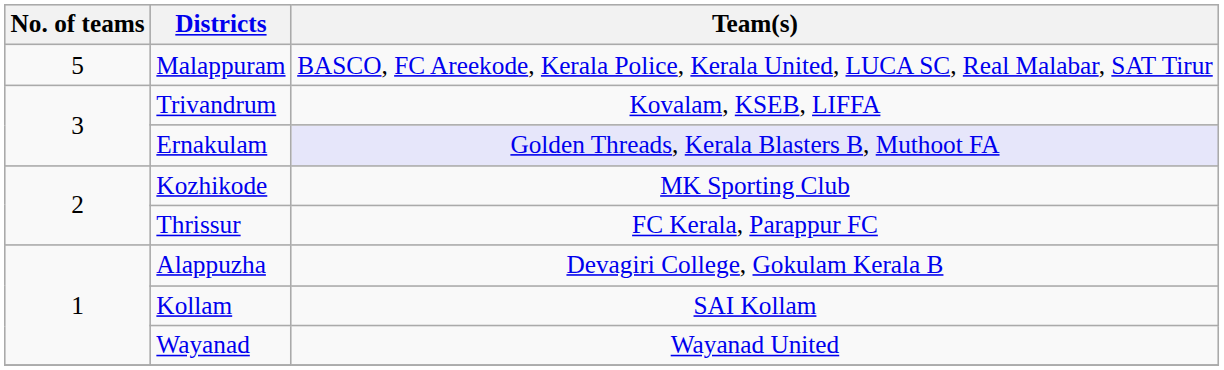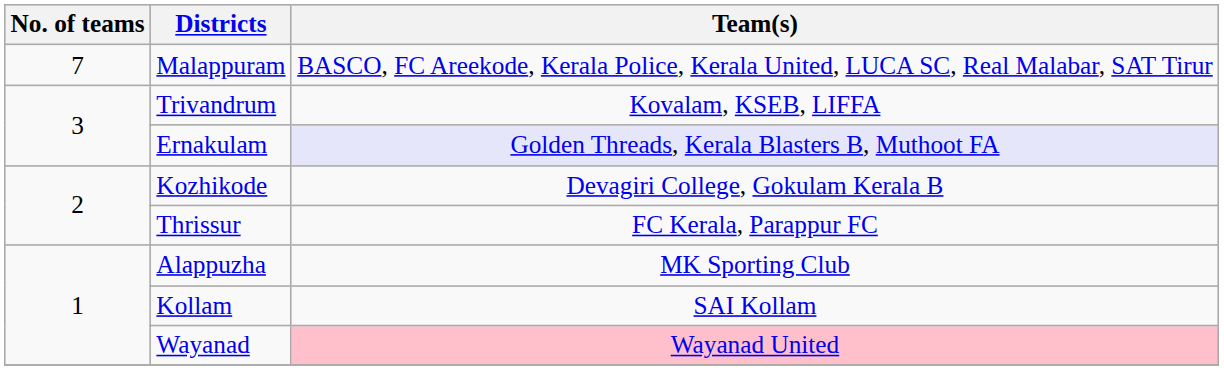(78, 64) 5 -> (78, 64) 7
(755, 184) MK Sporting Club -> (755, 184) Devagiri College, Gokulam Kerala B
(755, 265) Devagiri College, Gokulam Kerala B -> (755, 265) MK Sporting Club
(755, 345) no background -> (755, 345) pink background
